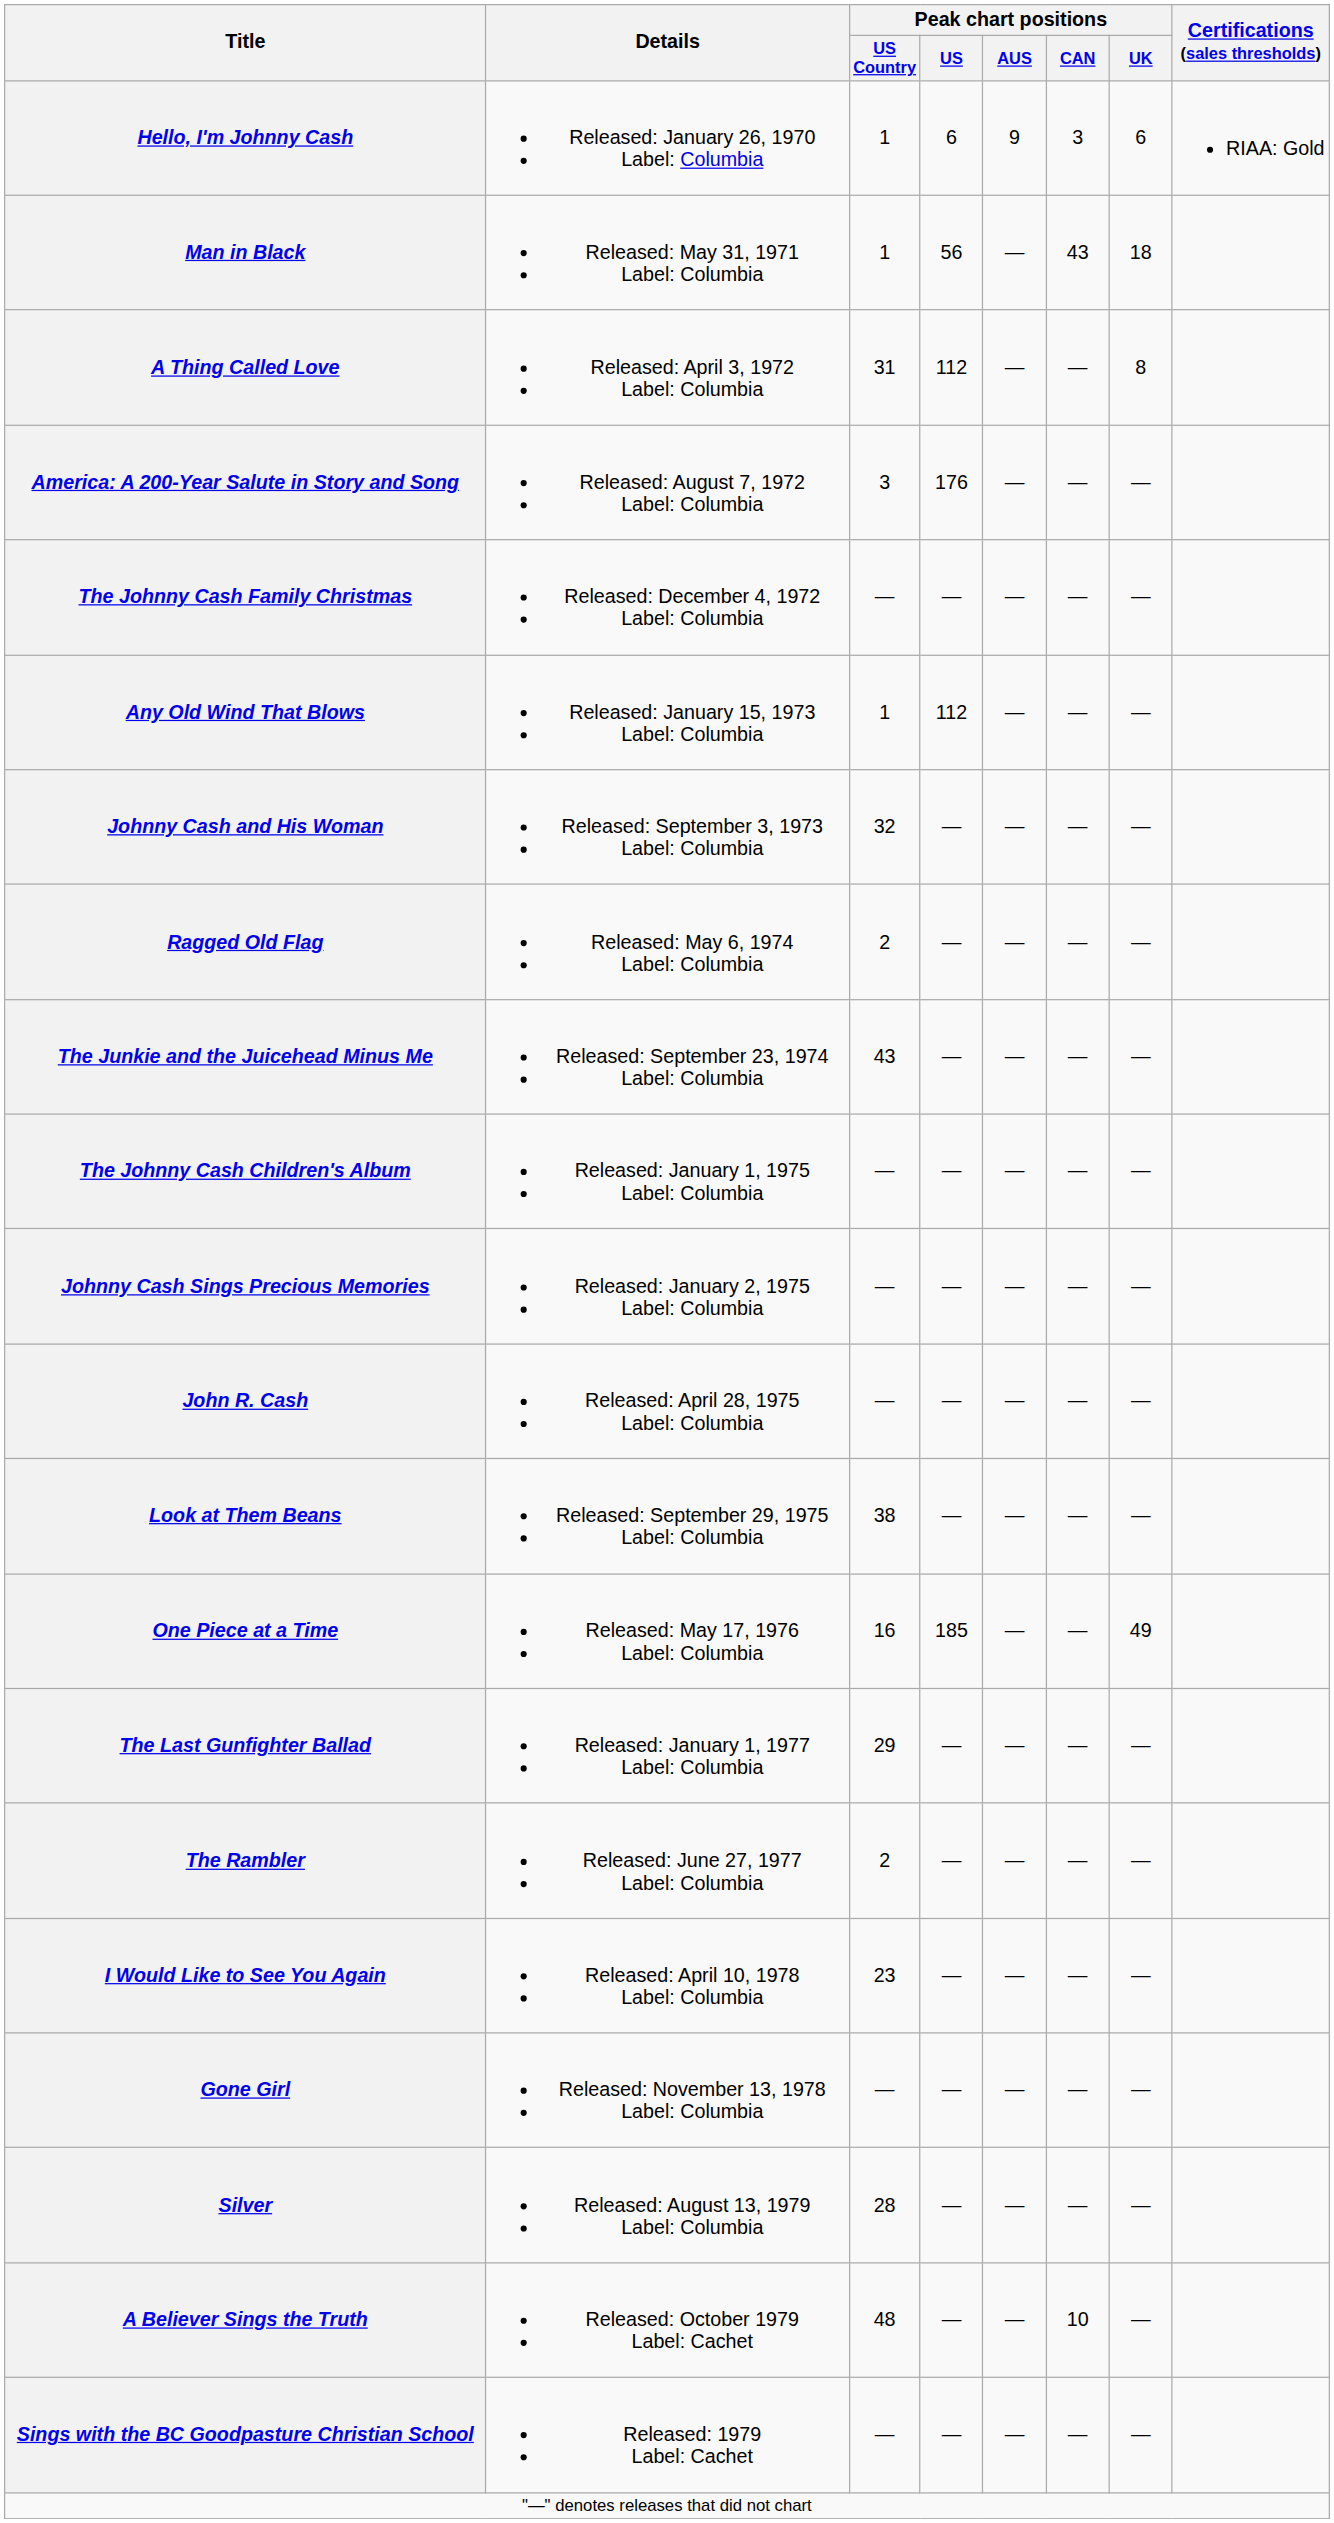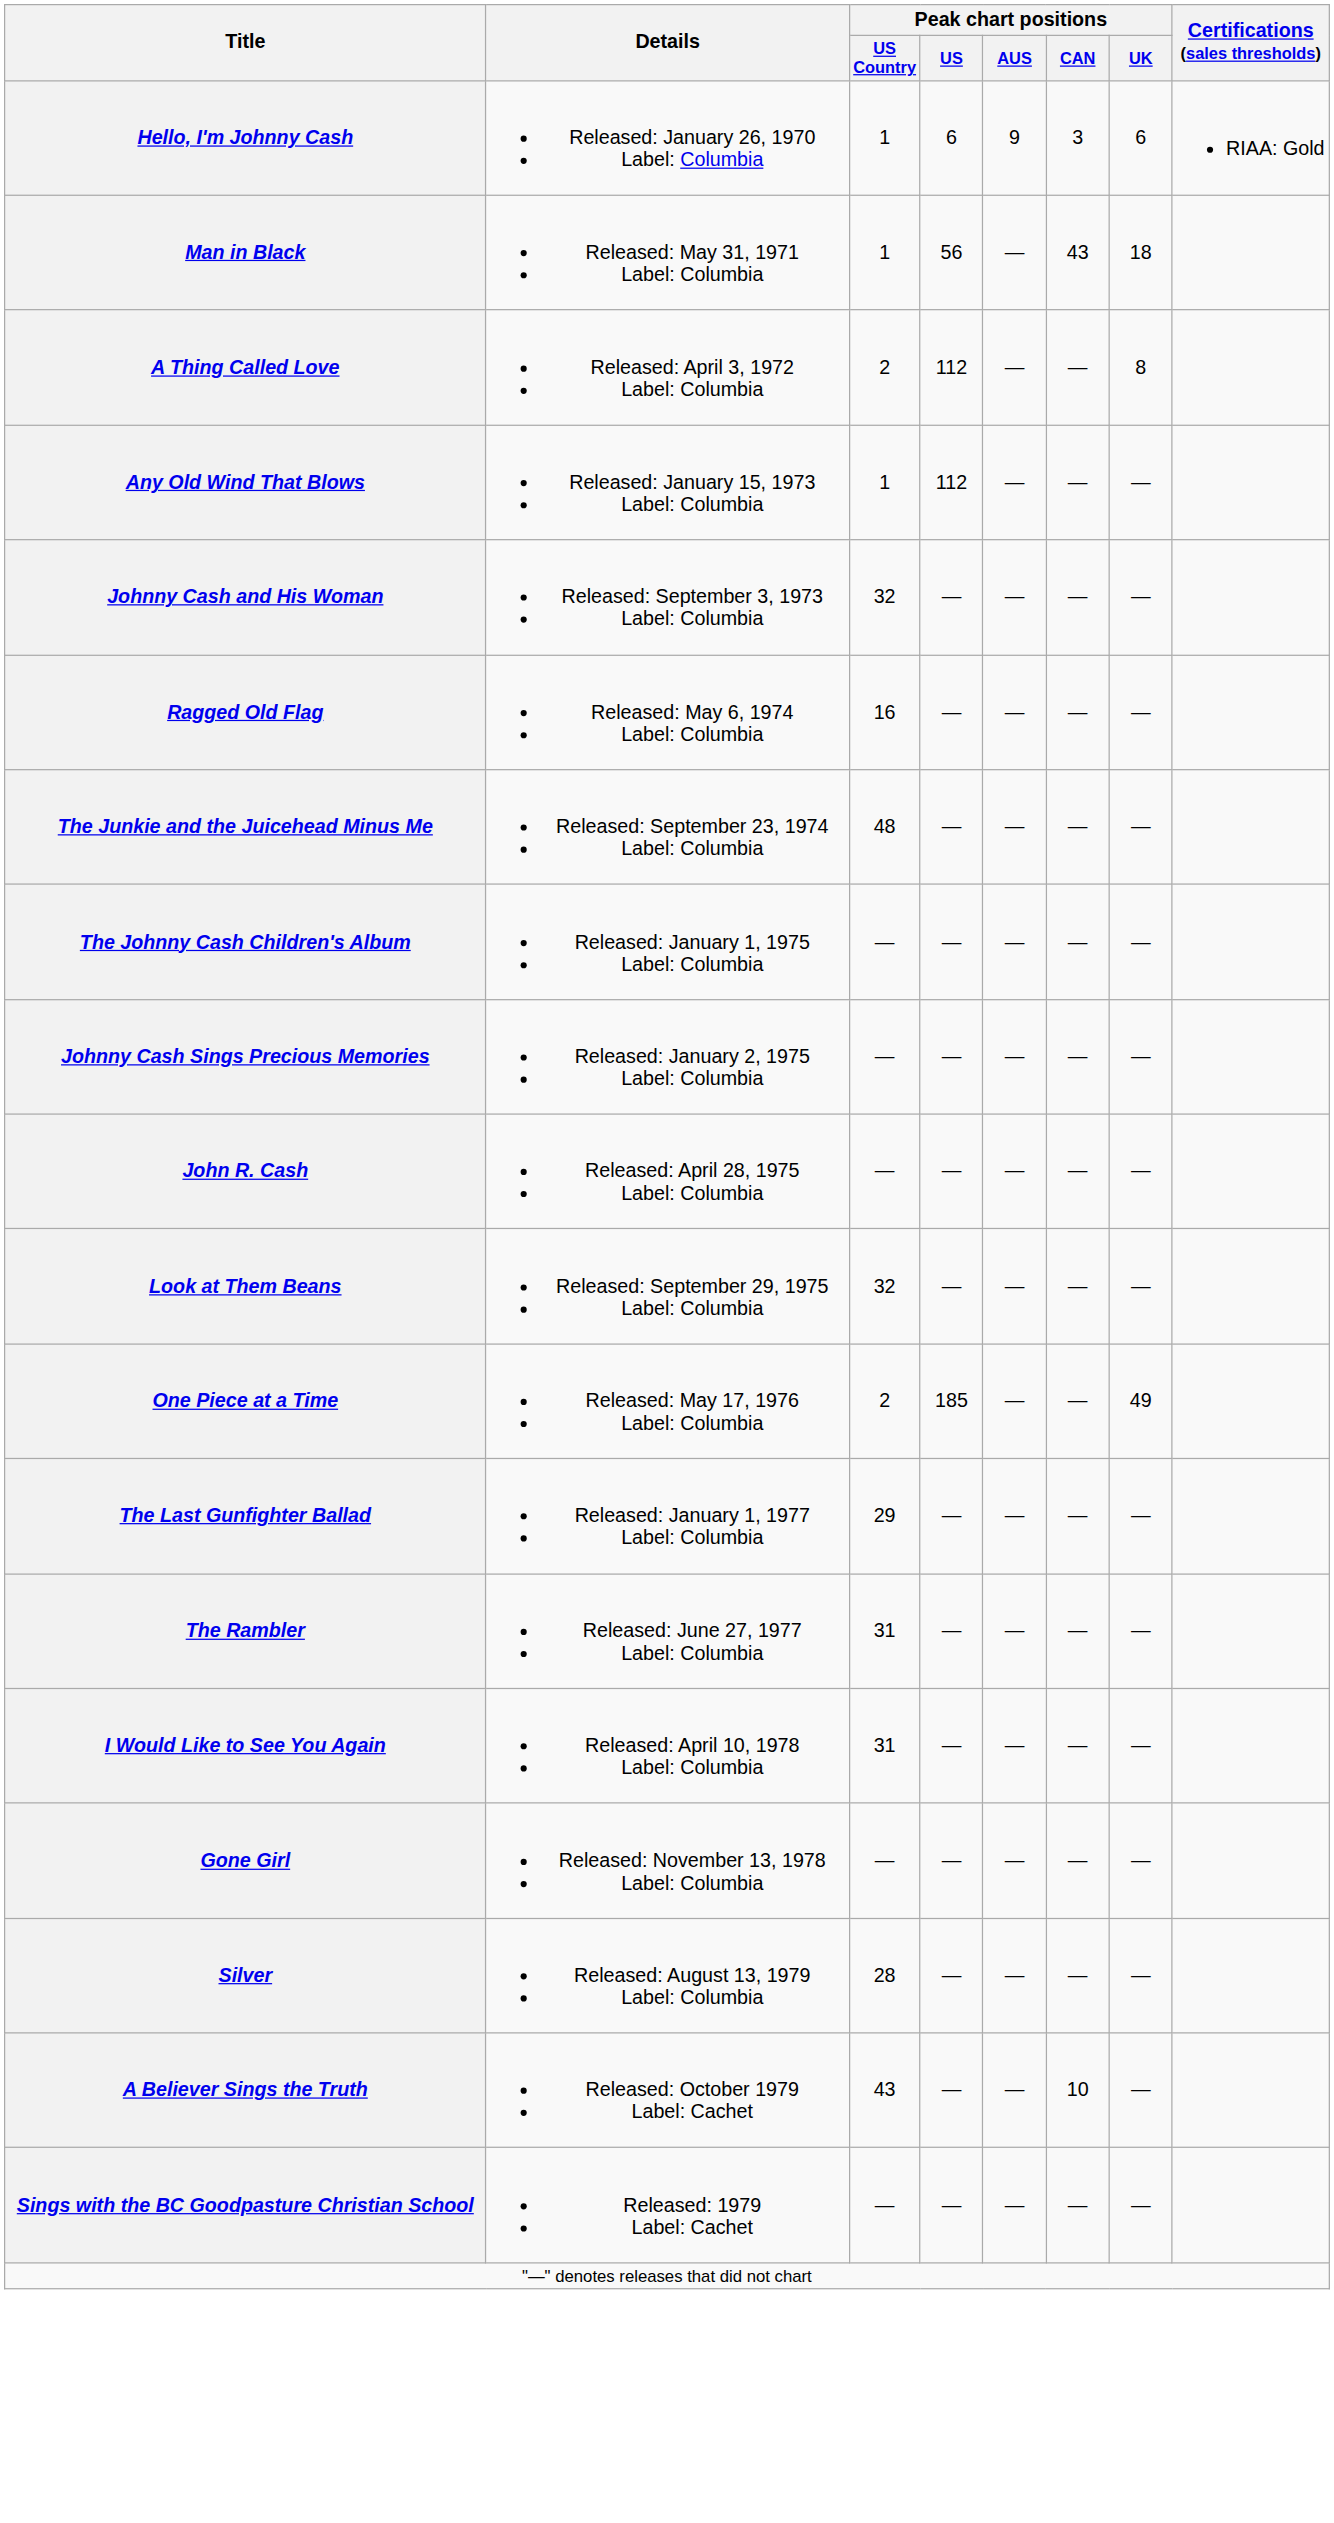(885, 367) 31 -> (885, 367) 2
- row: (245, 482)
- row: (245, 597)
(885, 941) 2 -> (885, 712) 16
(885, 1056) 43 -> (885, 826) 48
(885, 1516) 38 -> (885, 1286) 32
(885, 1630) 16 -> (885, 1401) 2
(885, 1860) 2 -> (885, 1630) 31
(885, 1975) 23 -> (885, 1745) 31
(885, 2319) 48 -> (885, 2090) 43
